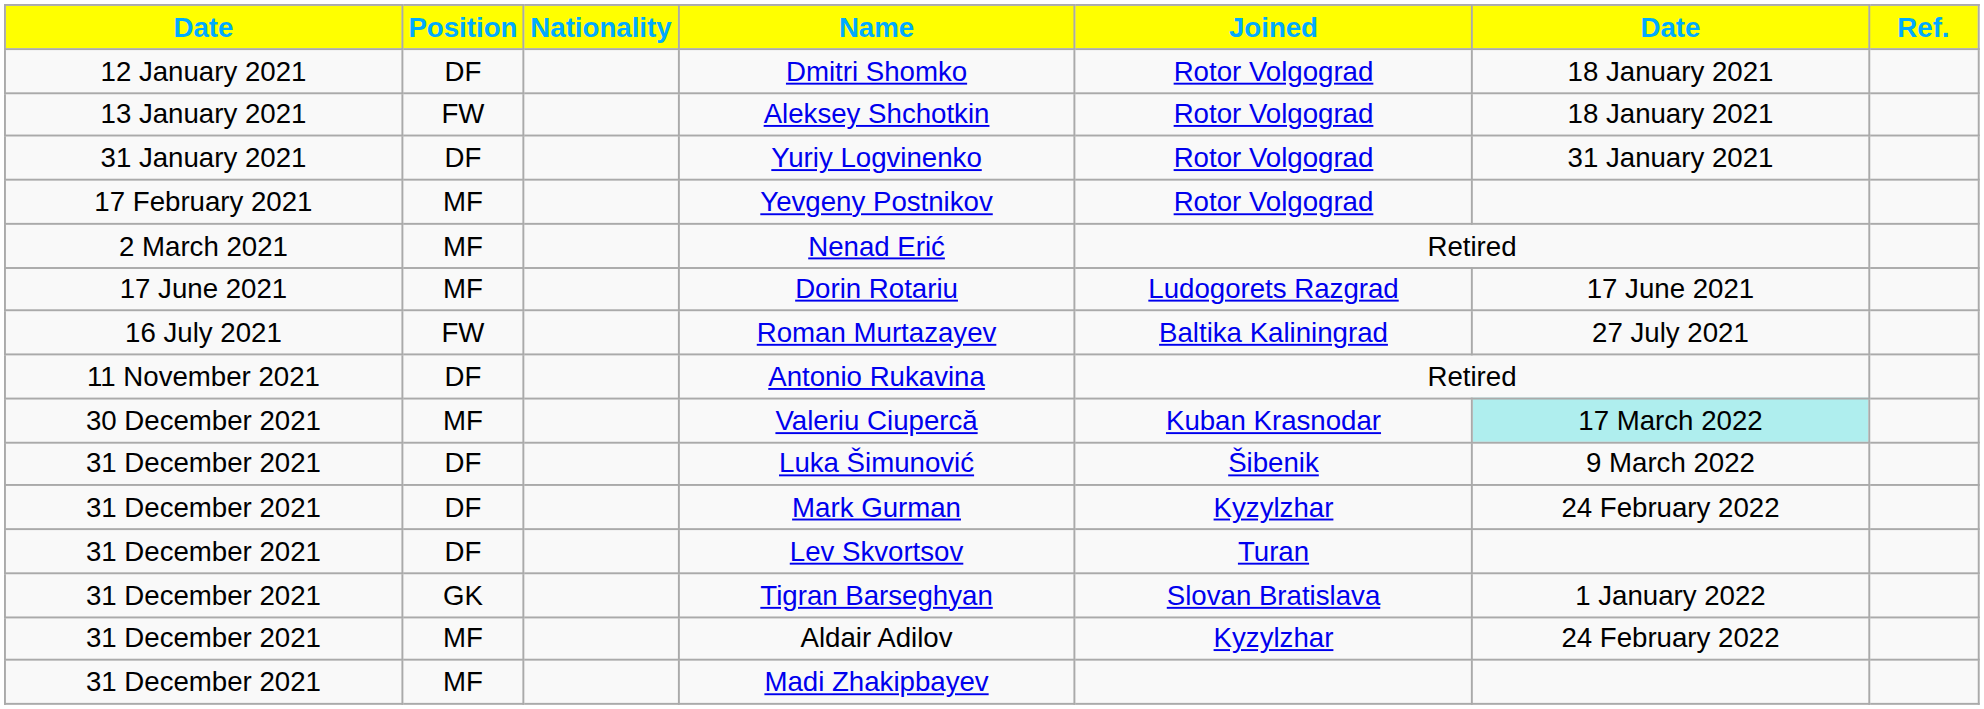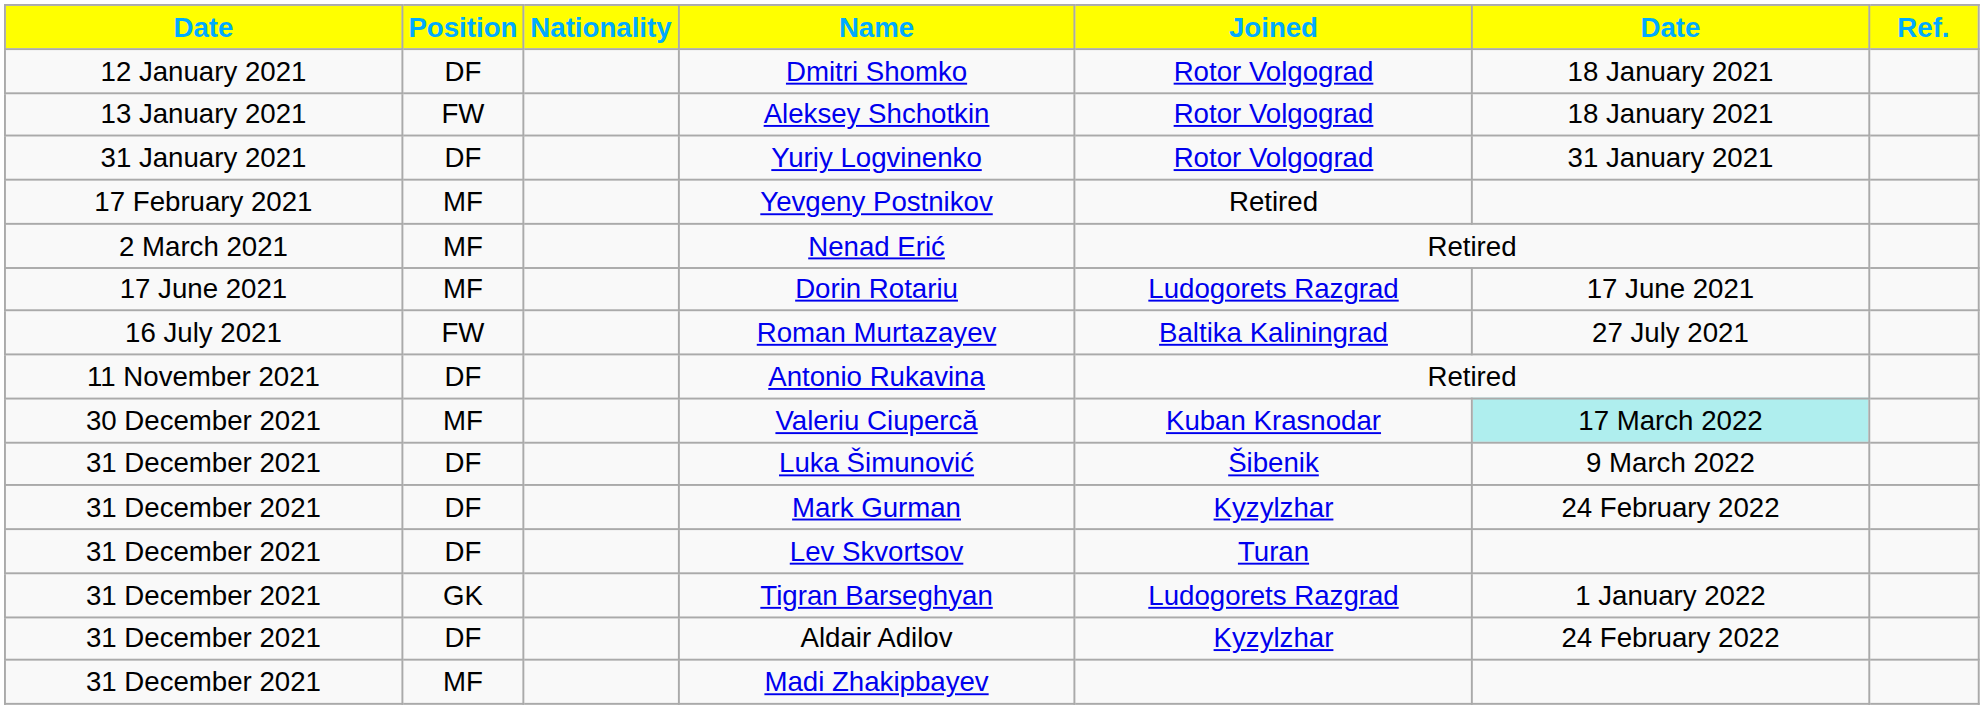(1273, 202) Rotor Volgograd -> (1273, 202) Retired
(1274, 595) Slovan Bratislava -> (1274, 595) Ludogorets Razgrad
(463, 639) MF -> (463, 639) DF
